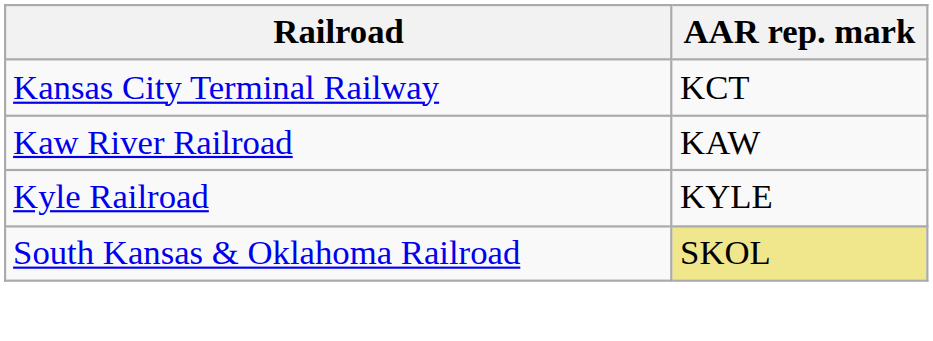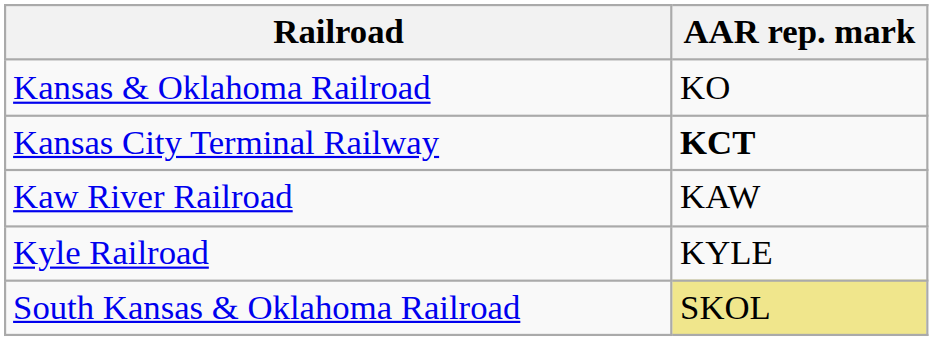+ row: (222, 87)
(715, 87) normal -> (718, 142) bold
